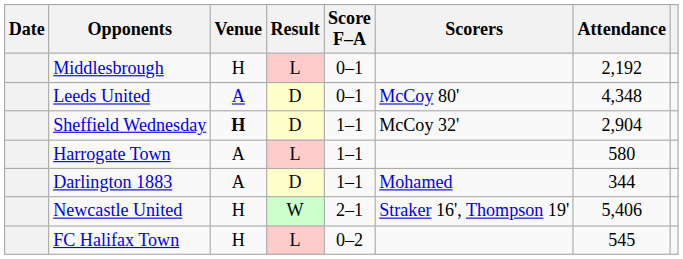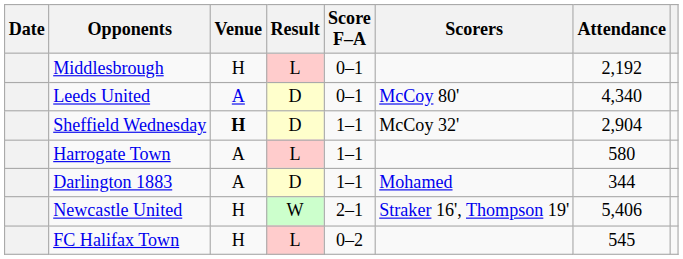(622, 96) 4,348 -> (622, 96) 4,340
